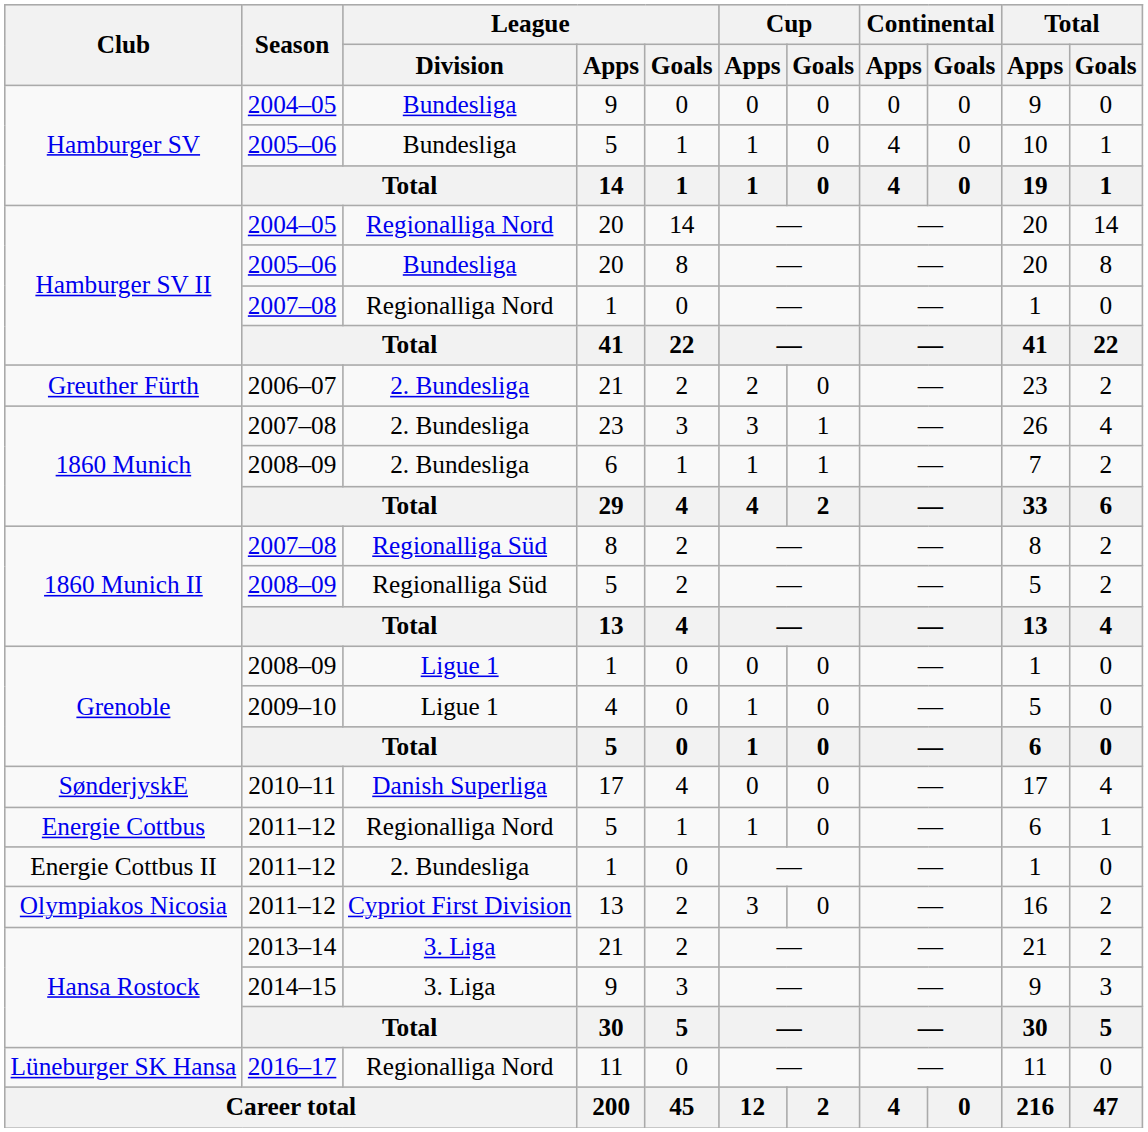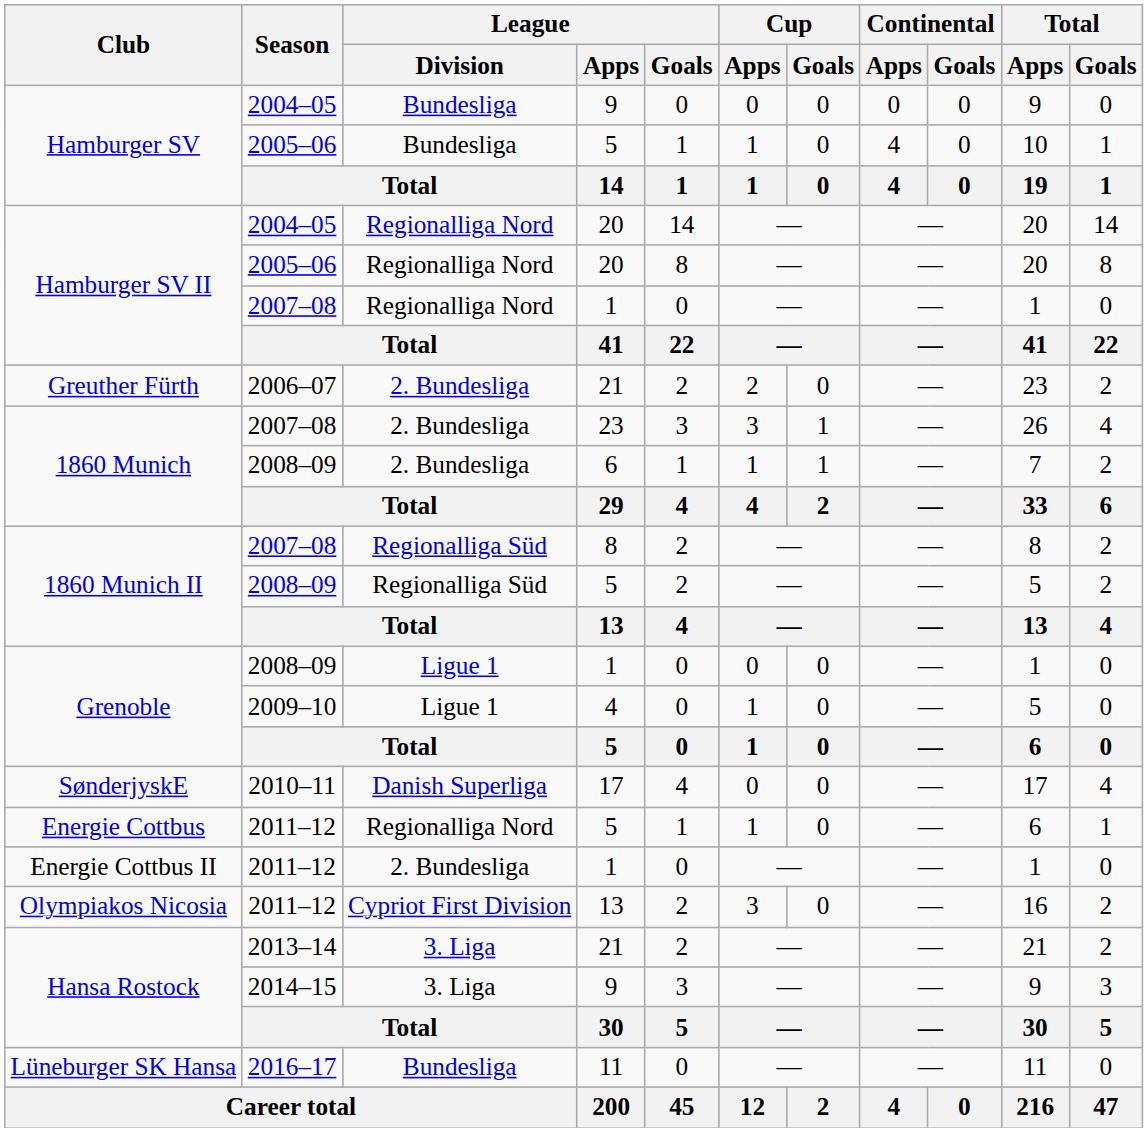(460, 265) Bundesliga -> (460, 265) Regionalliga Nord
(460, 1066) Regionalliga Nord -> (460, 1066) Bundesliga
